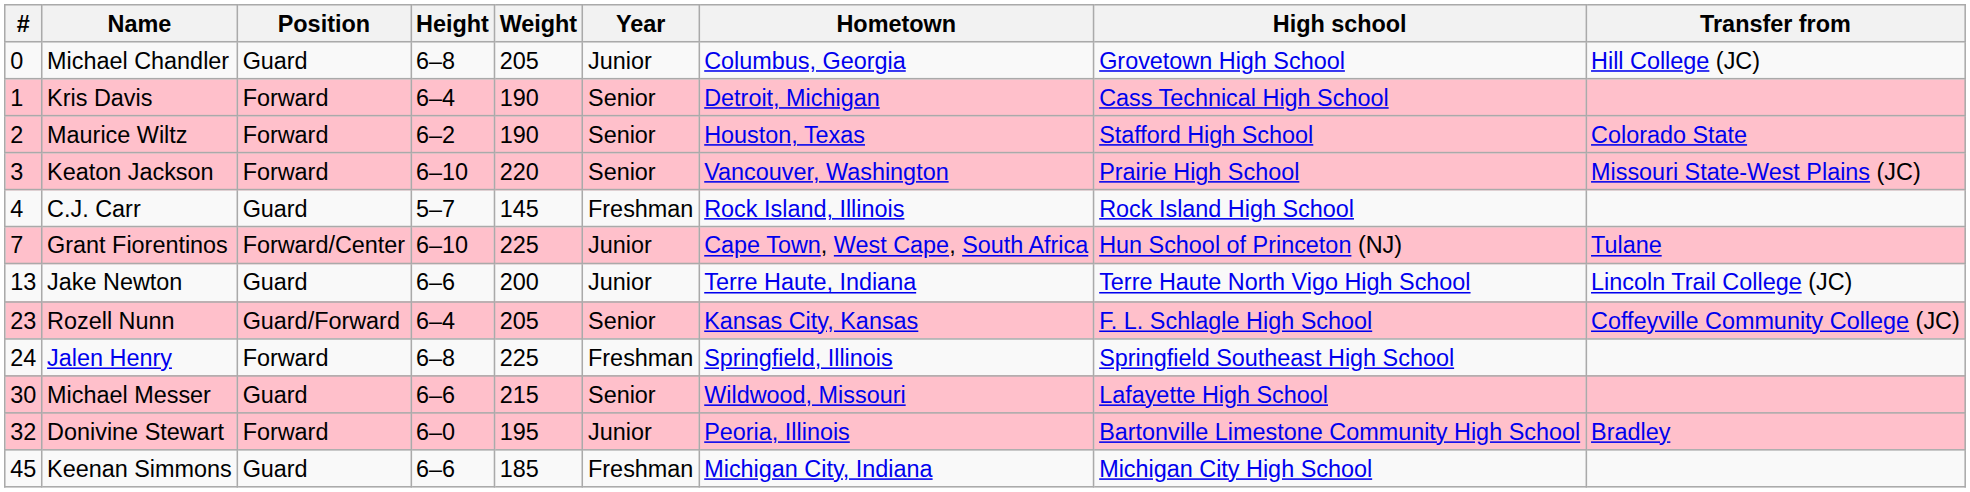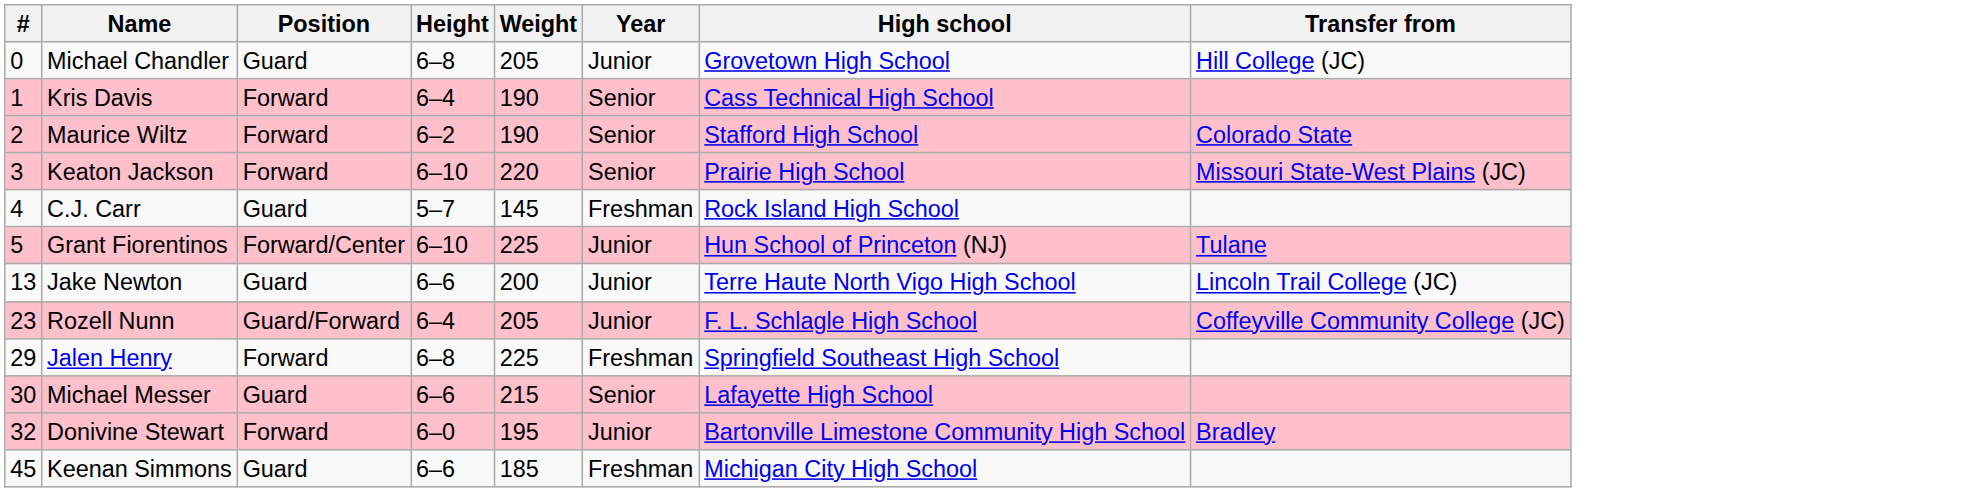- column: (896, 23)
(17, 246) 7 -> (17, 246) 5
(622, 320) Senior -> (620, 320) Junior
(23, 357) 24 -> (23, 357) 29
